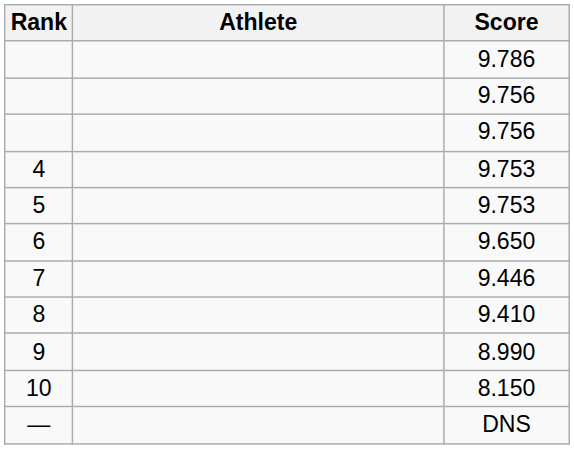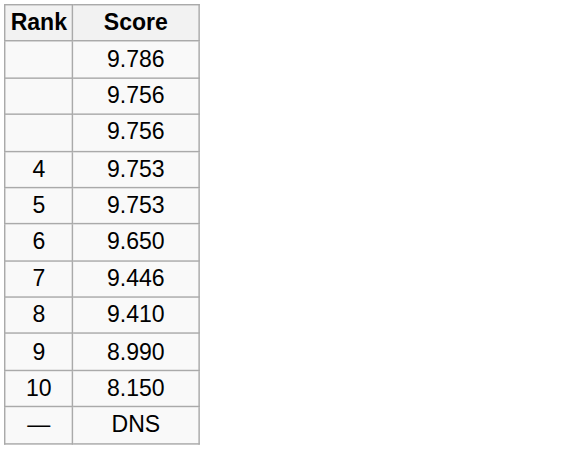- column: (258, 22)
